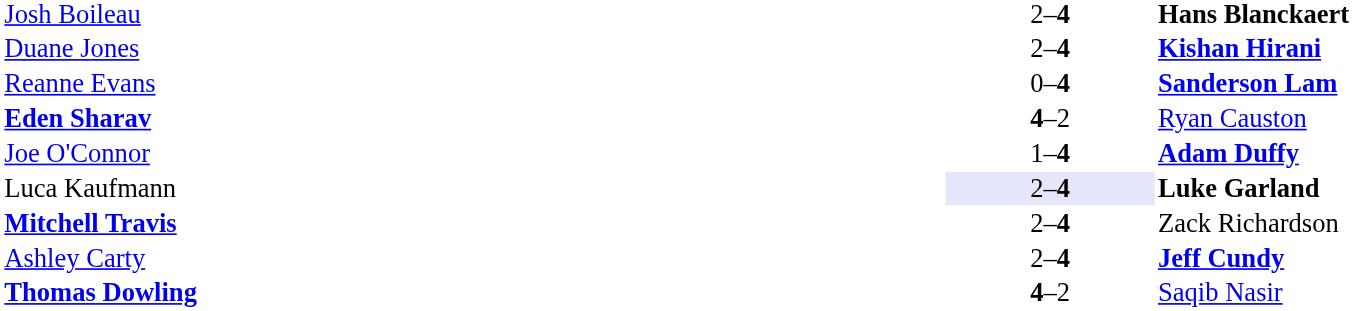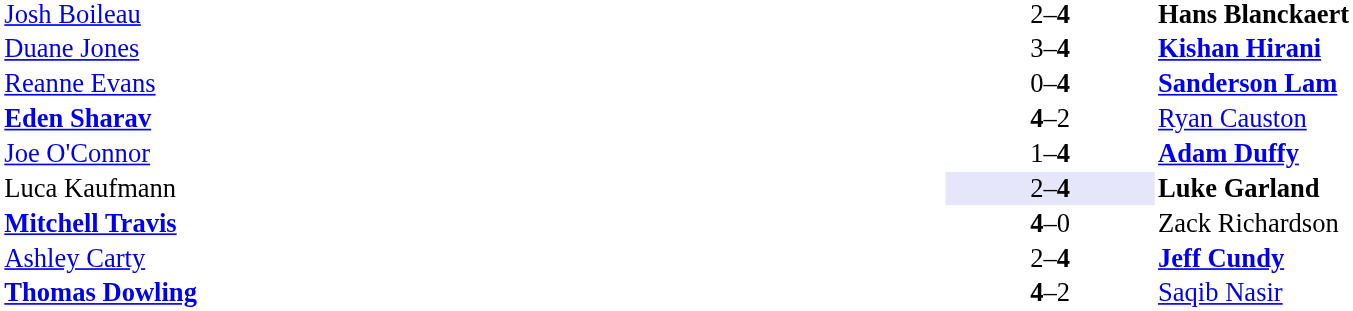(1050, 48) 2–4 -> (1050, 48) 3–4
(1050, 223) 2–4 -> (1050, 223) 4–0
